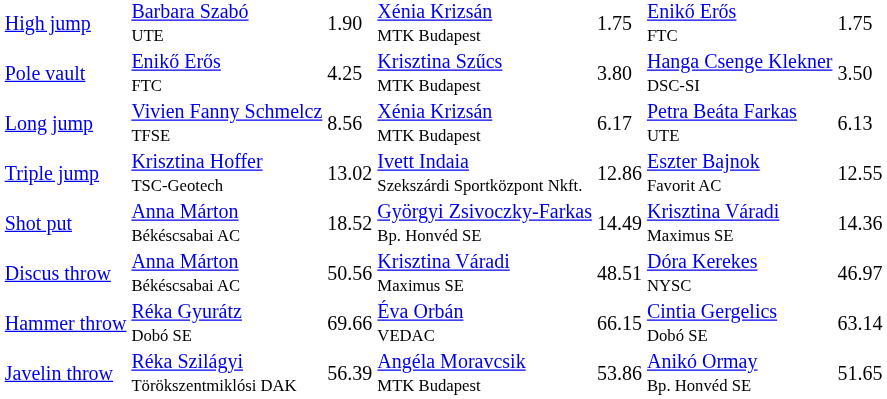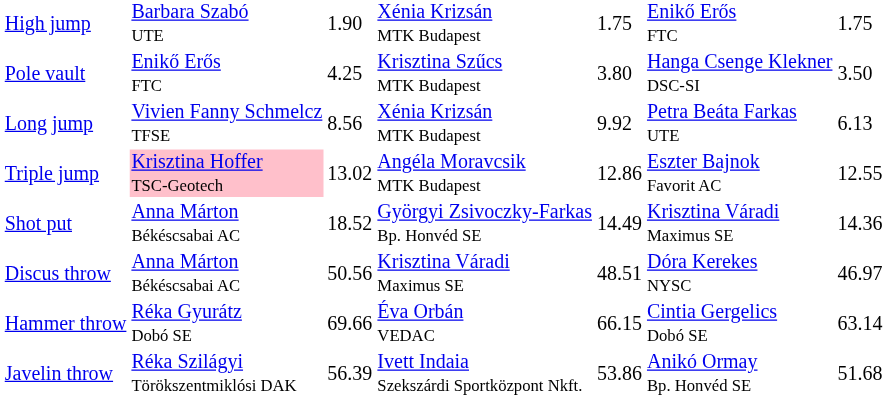(614, 123) 6.17 -> (614, 123) 9.92
(197, 173) no background -> (197, 173) pink background
(480, 173) Ivett Indaia Szekszárdi Sportközpont Nkft. -> (452, 173) Angéla Moravcsik MTK Budapest
(452, 373) Angéla Moravcsik MTK Budapest -> (480, 373) Ivett Indaia Szekszárdi Sportközpont Nkft.
(860, 373) 51.65 -> (860, 373) 51.68
